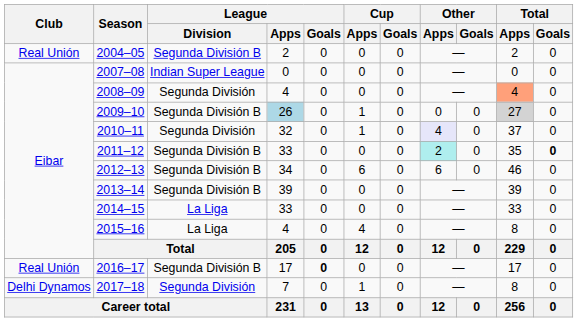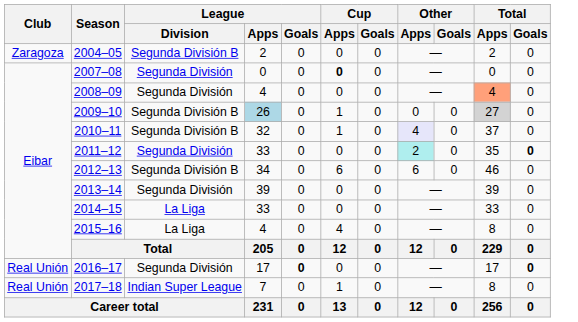(49, 53) Real Unión -> (38, 53) Zaragoza
(207, 72) Indian Super League -> (185, 72) Segunda División
(362, 72) normal -> (339, 72) bold
(207, 131) Segunda División -> (185, 131) Segunda División B
(207, 151) Segunda División B -> (185, 151) Segunda División
(207, 190) Segunda División B -> (185, 190) Segunda División
(207, 268) Segunda División B -> (185, 268) Segunda División
(553, 268) normal -> (530, 268) bold
(49, 287) Delhi Dynamos -> (38, 287) Real Unión
(207, 287) Segunda División -> (185, 287) Indian Super League
